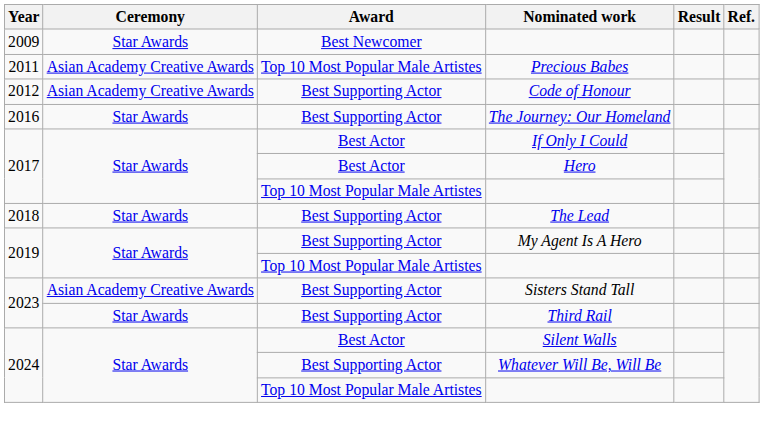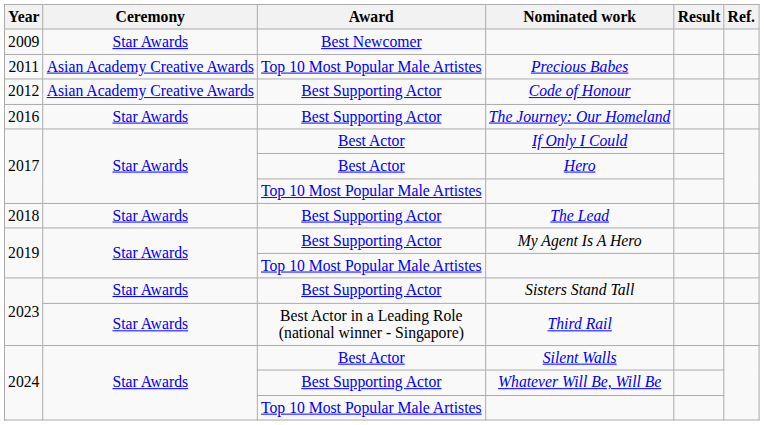(150, 290) Asian Academy Creative Awards -> (150, 290) Star Awards
(371, 315) Best Supporting Actor -> (371, 324) Best Actor in a Leading Role (national winner - Singapore)
